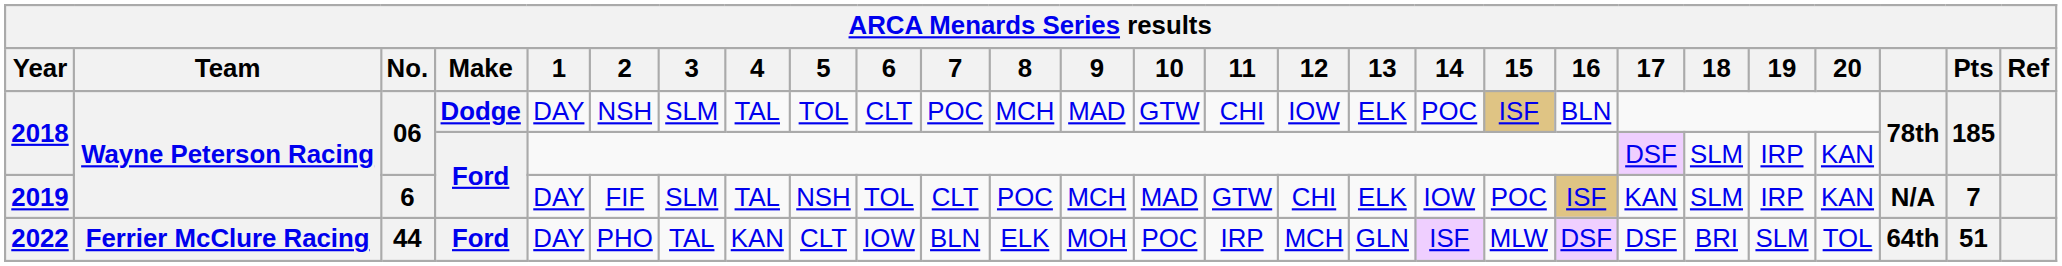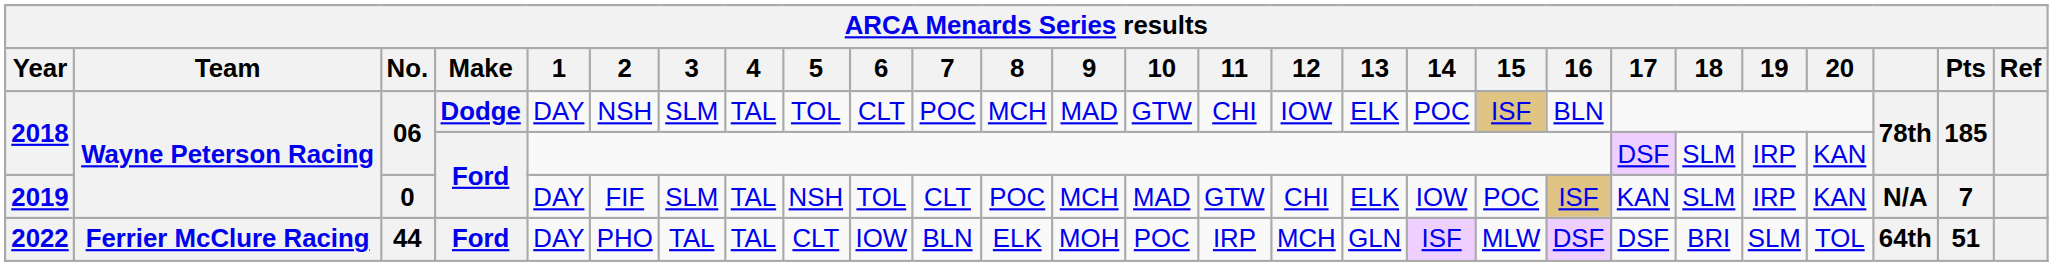(407, 196) 6 -> (407, 196) 0
(757, 239) KAN -> (753, 239) TAL
